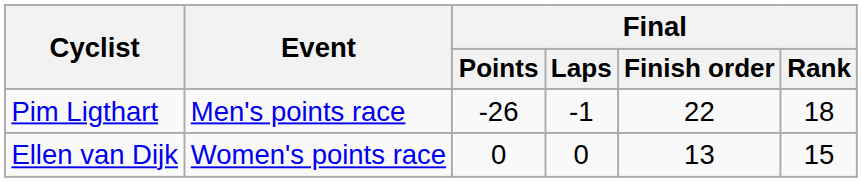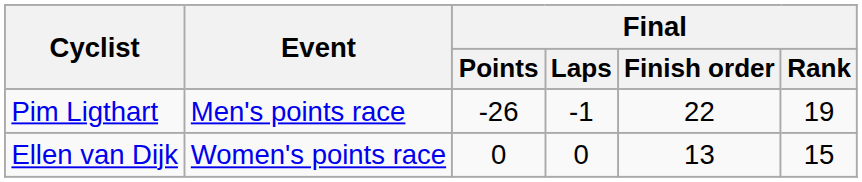(819, 112) 18 -> (819, 112) 19
